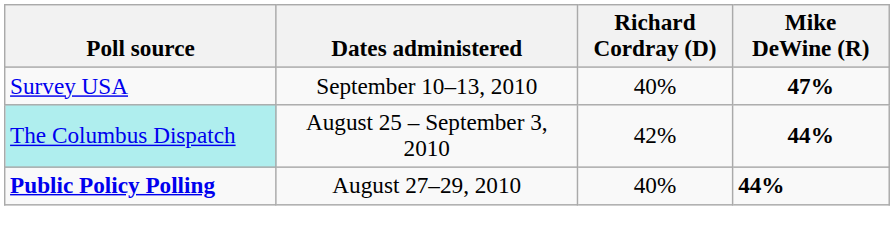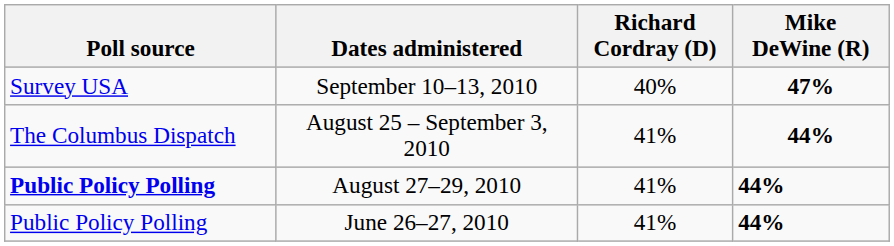(123, 135) paleturquoise background -> (123, 135) no background
(655, 135) 42% -> (655, 135) 41%
(655, 185) 40% -> (655, 185) 41%
+ row: (427, 222)
